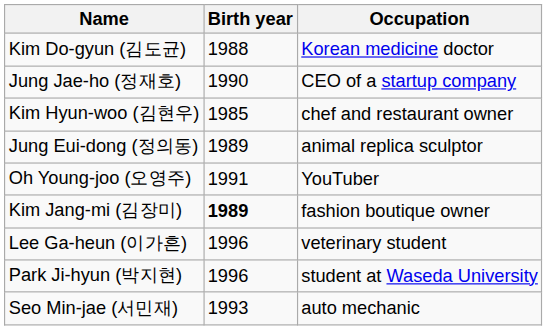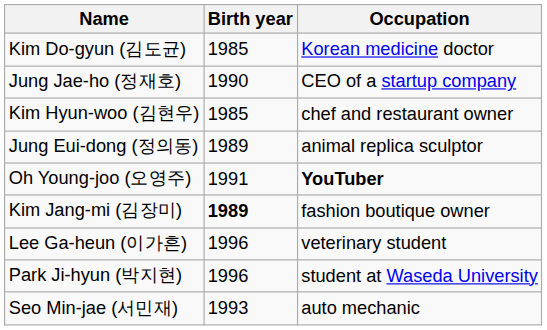(228, 49) 1988 -> (228, 49) 1985
(340, 178) normal -> (342, 178) bold
